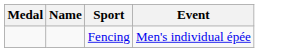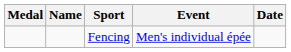+ column: (270, 15)
